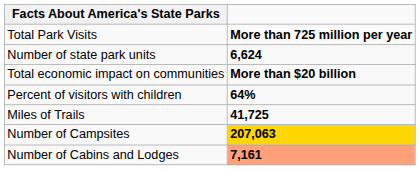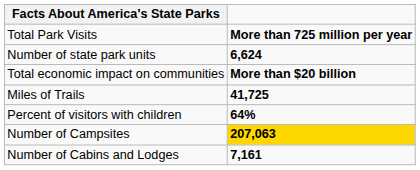rows swapped: (94, 94) <-> (46, 114)
(246, 154) lightsalmon background -> (246, 154) no background
